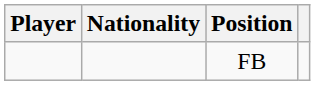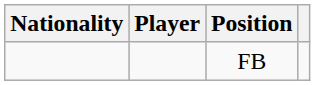columns swapped: (43, 23) <-> (143, 23)
